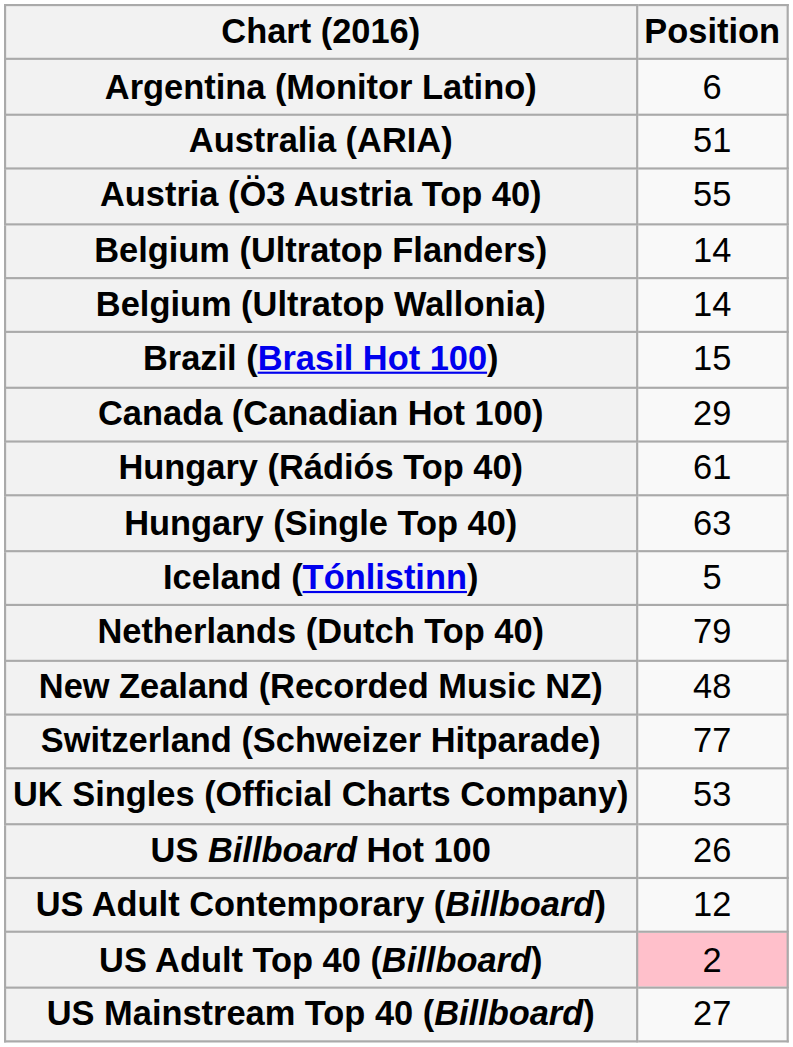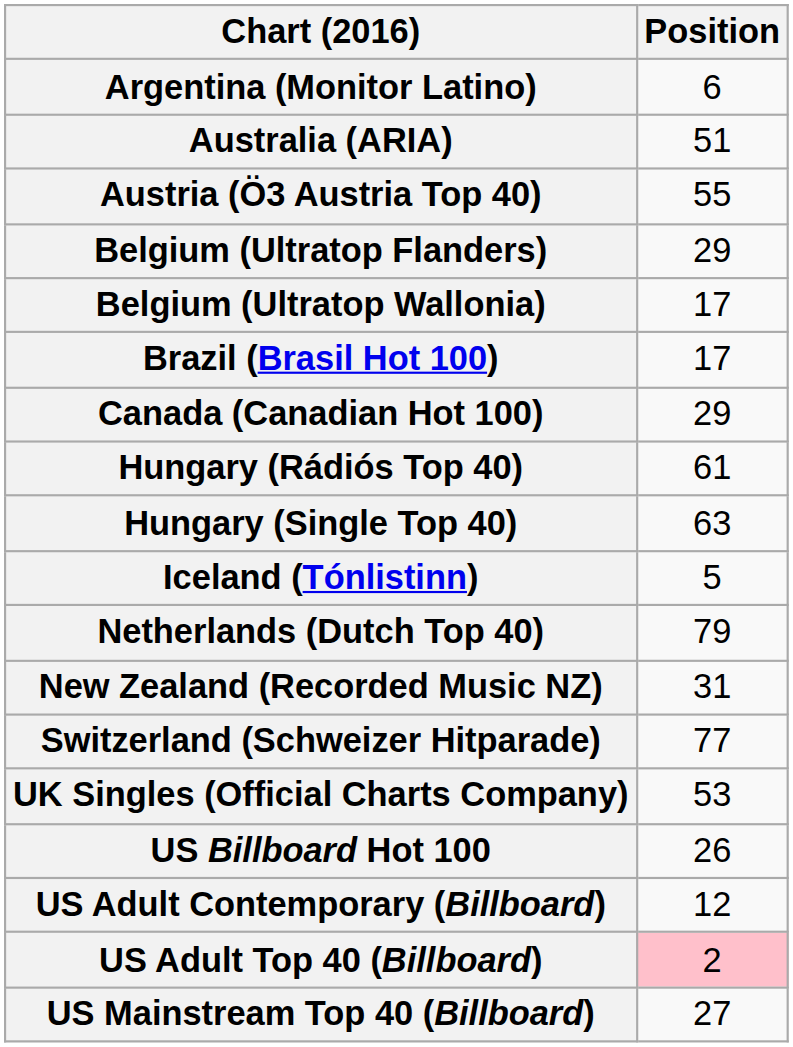(712, 250) 14 -> (712, 250) 29
(712, 304) 14 -> (712, 304) 17
(712, 359) 15 -> (712, 359) 17
(712, 686) 48 -> (712, 686) 31
